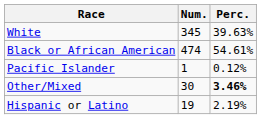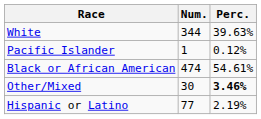(191, 32) 345 -> (191, 32) 344
rows swapped: (91, 50) <-> (61, 68)
(187, 105) 19 -> (187, 105) 77
